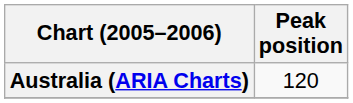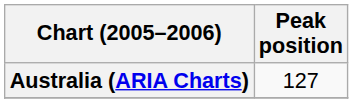(301, 80) 120 -> (301, 80) 127
